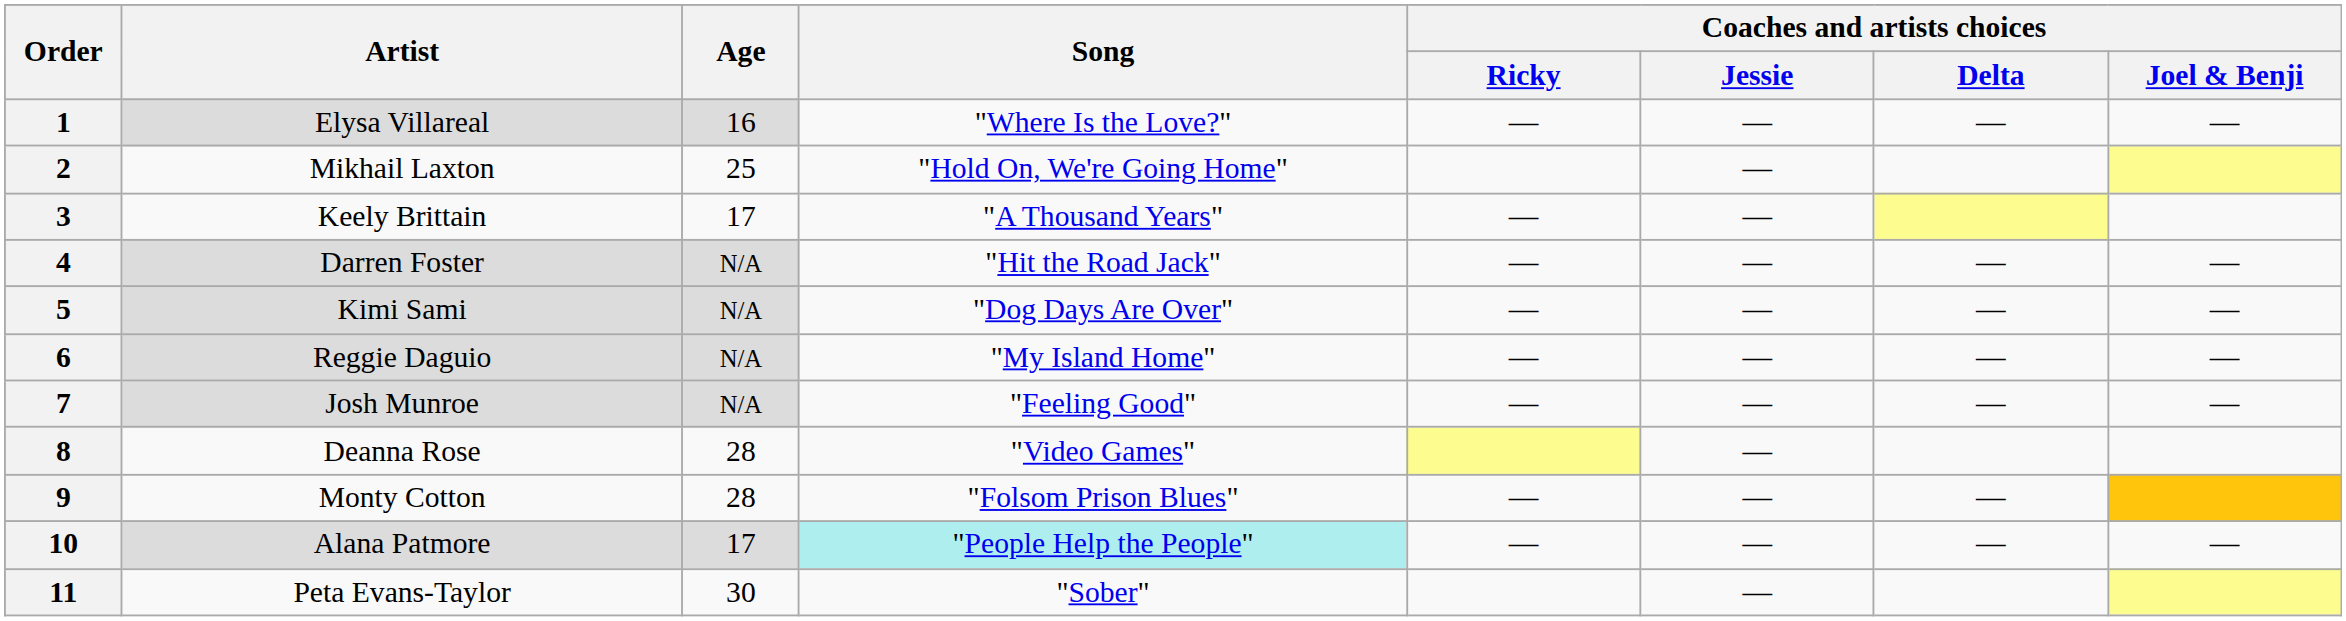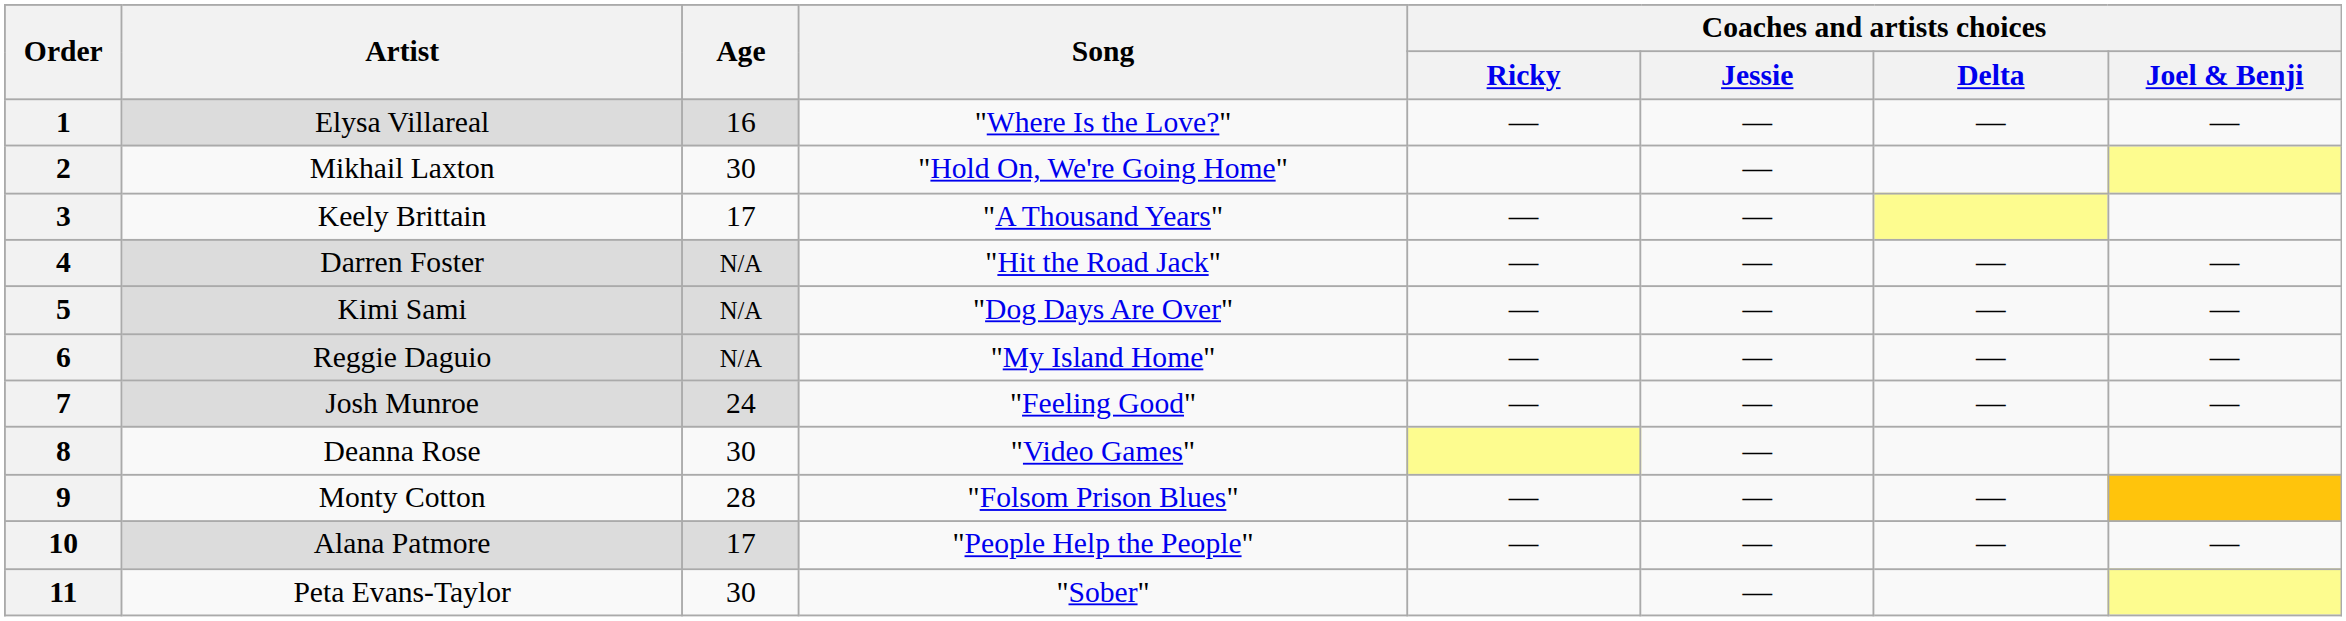(741, 168) 25 -> (741, 168) 30
(741, 405) N/A -> (741, 403) 24
(741, 450) 28 -> (741, 450) 30
(1103, 544) paleturquoise background -> (1103, 544) no background
